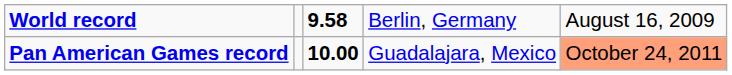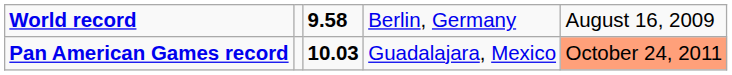(333, 53) 10.00 -> (333, 53) 10.03
